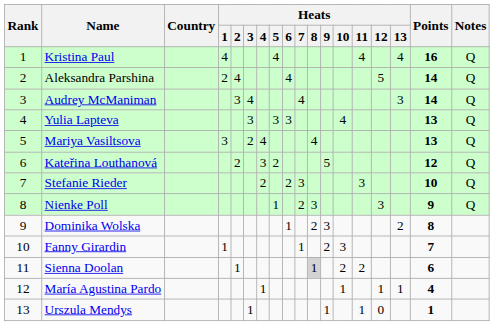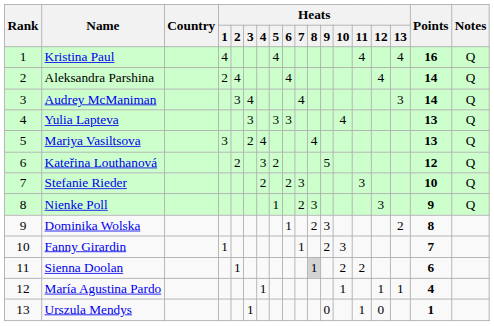(381, 78) 5 -> (381, 78) 4
(327, 309) 1 -> (327, 309) 0
